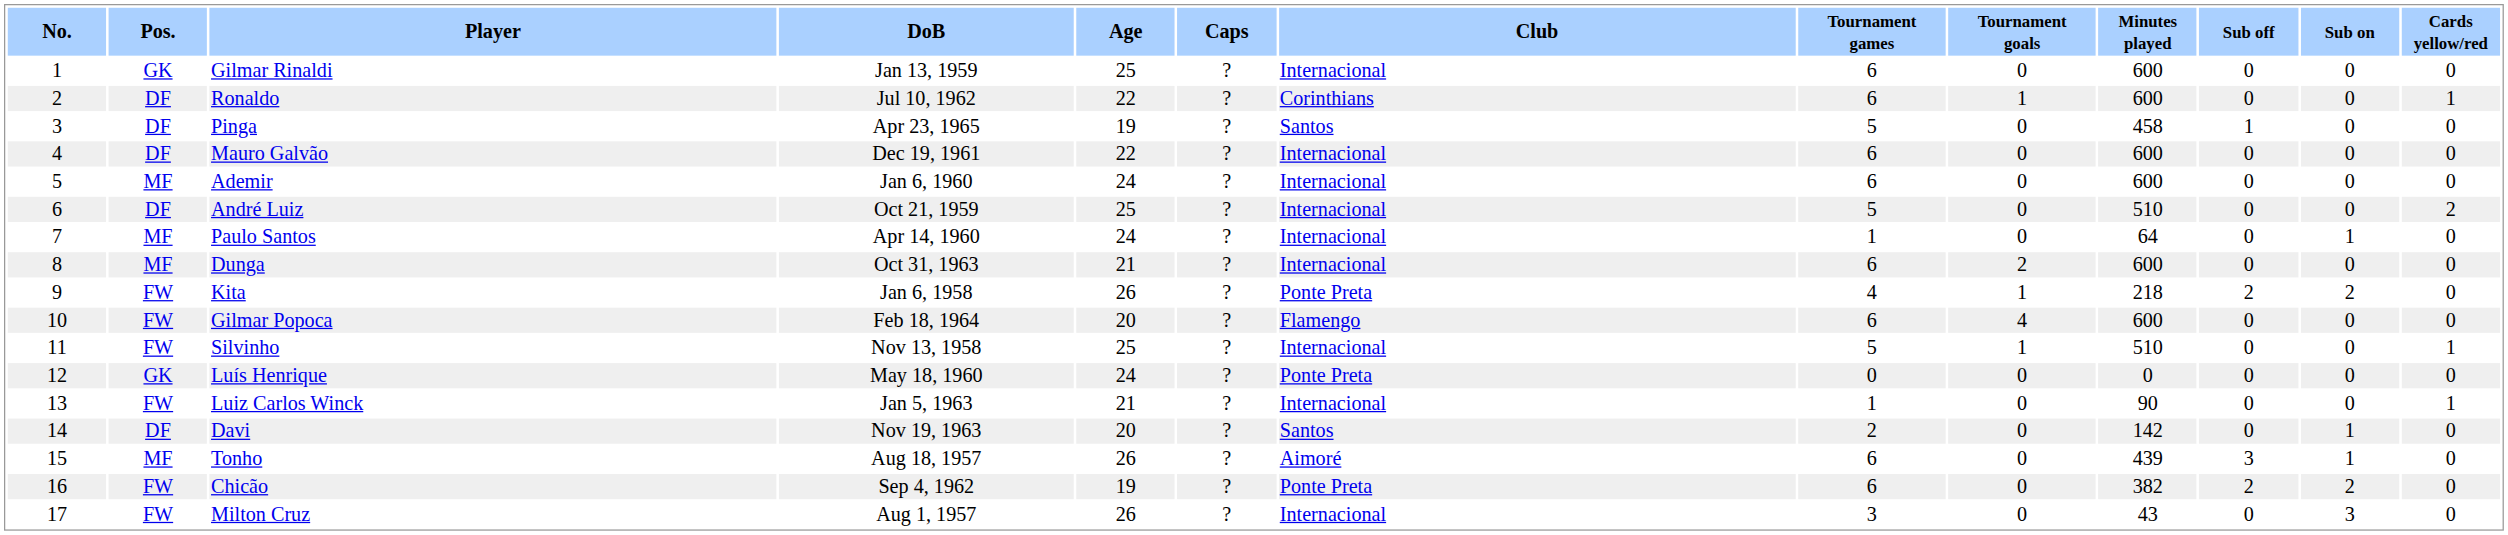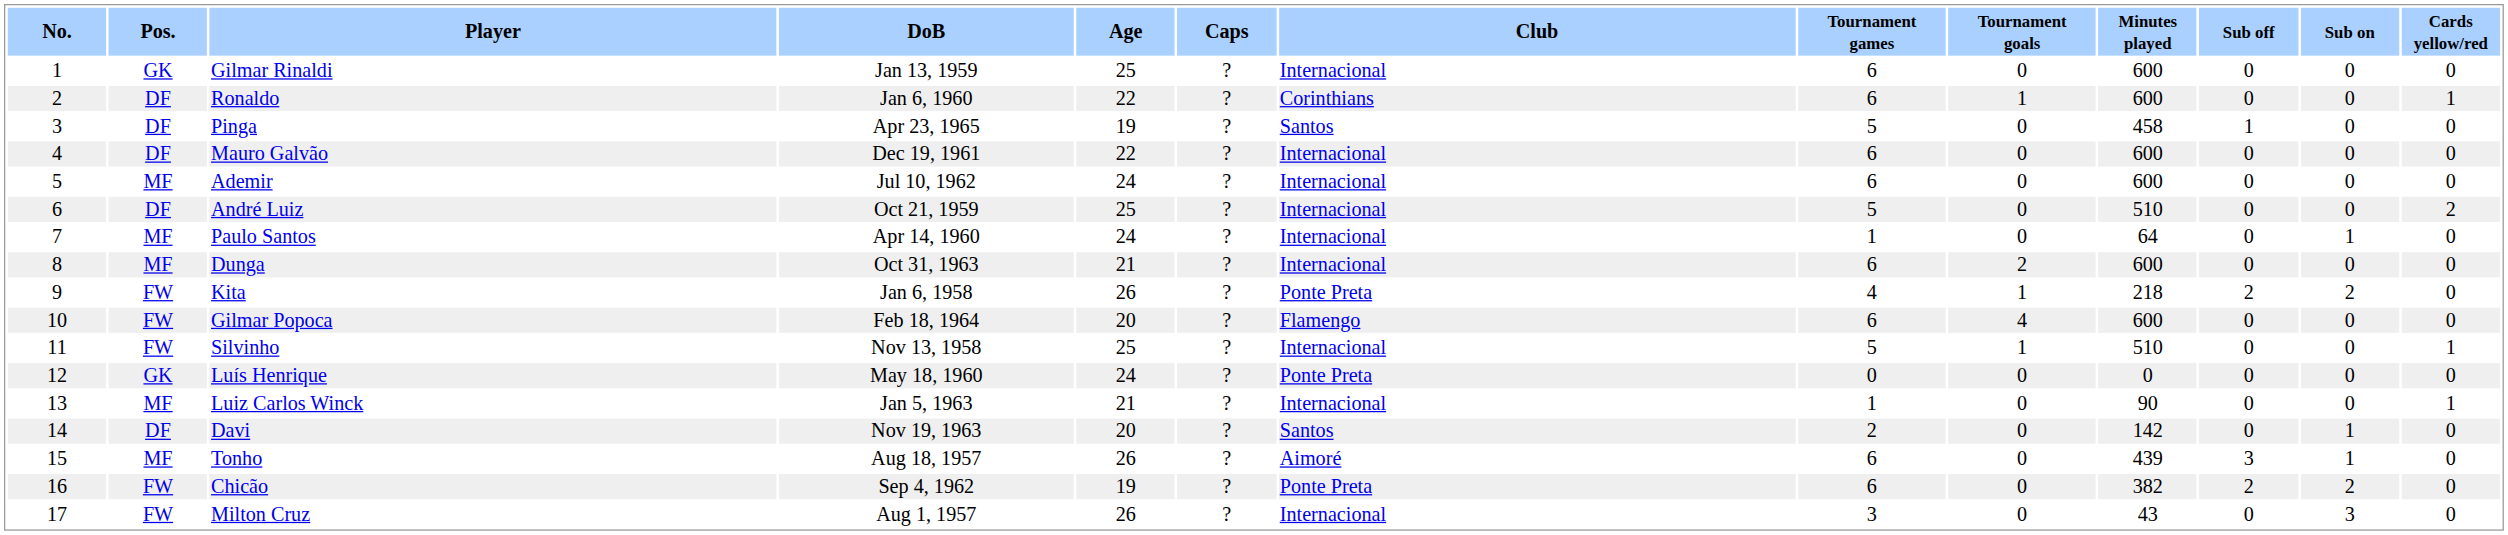(926, 98) Jul 10, 1962 -> (926, 98) Jan 6, 1960
(926, 181) Jan 6, 1960 -> (926, 181) Jul 10, 1962
(158, 403) FW -> (158, 403) MF
